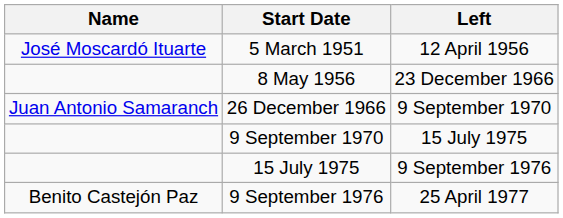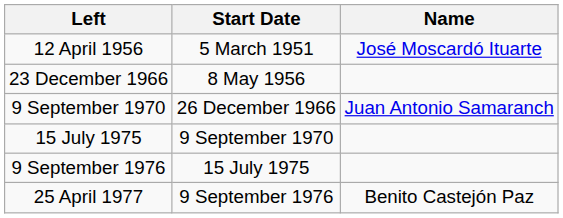columns swapped: (113, 19) <-> (474, 19)
